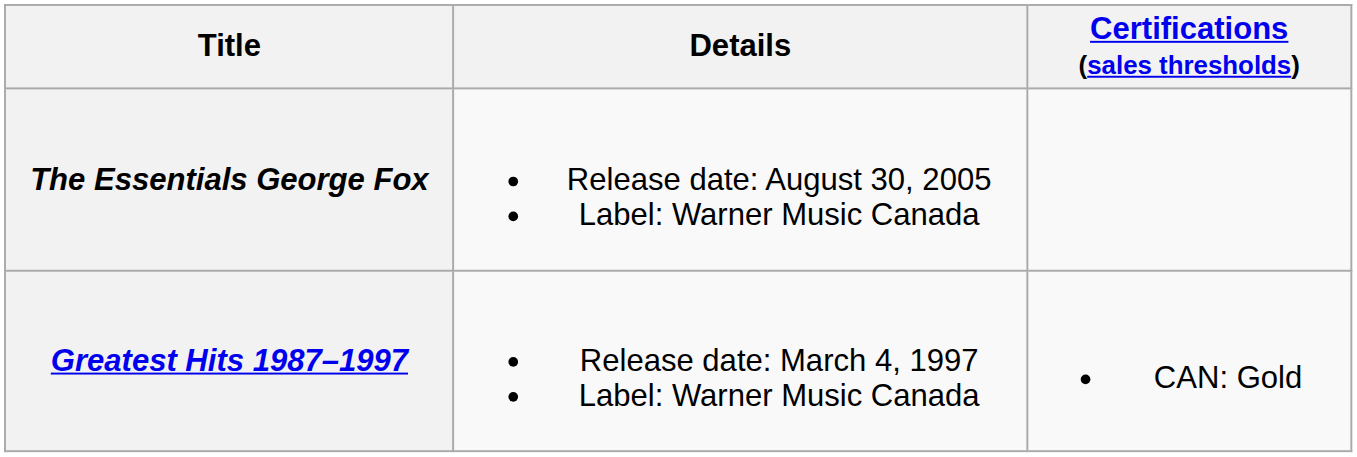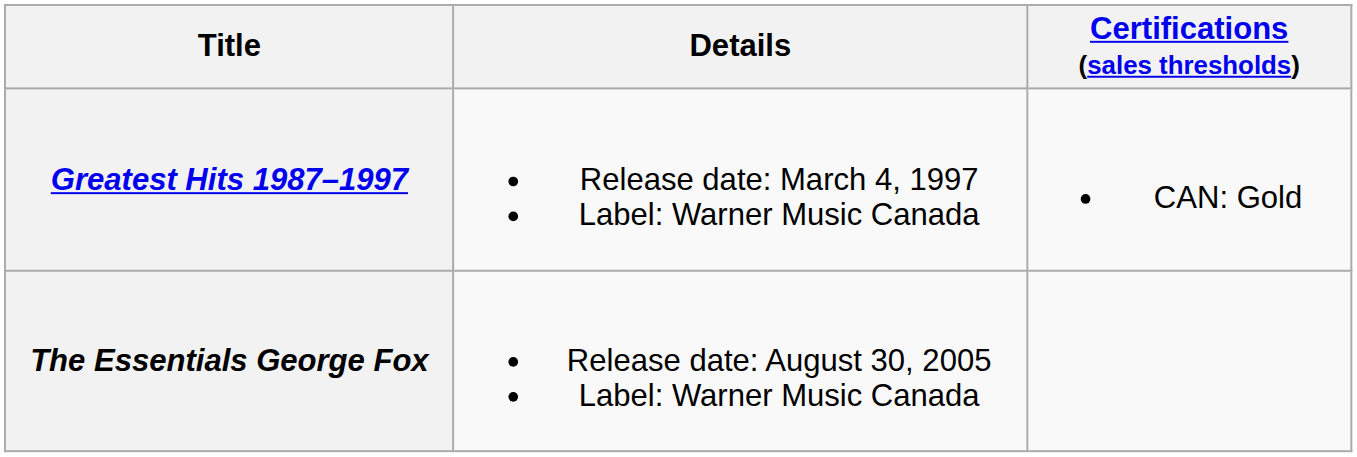rows swapped: (229, 360) <-> (229, 179)
